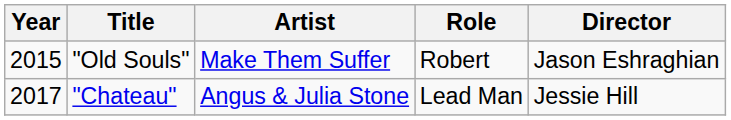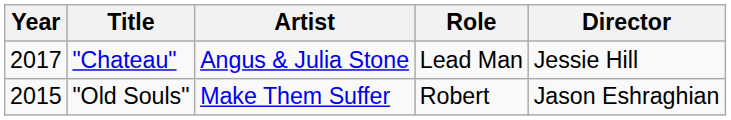rows swapped: (131, 59) <-> (124, 96)
